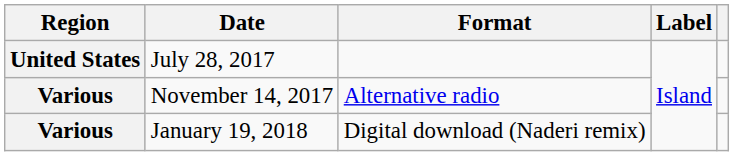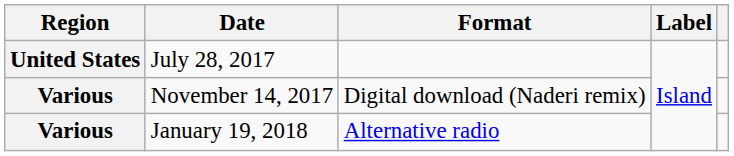(422, 95) Alternative radio -> (495, 95) Digital download (Naderi remix)
(495, 131) Digital download (Naderi remix) -> (422, 131) Alternative radio
